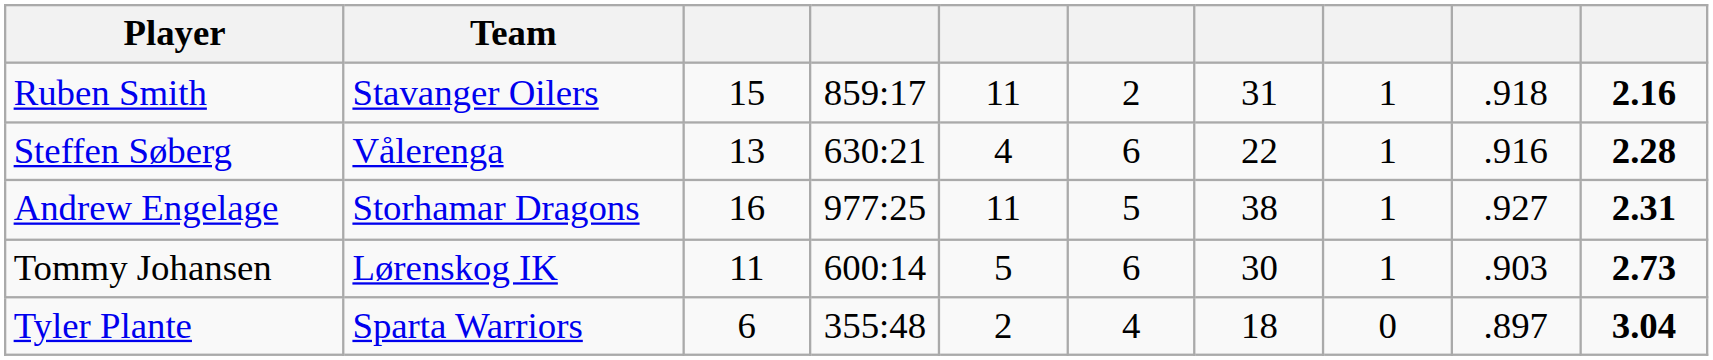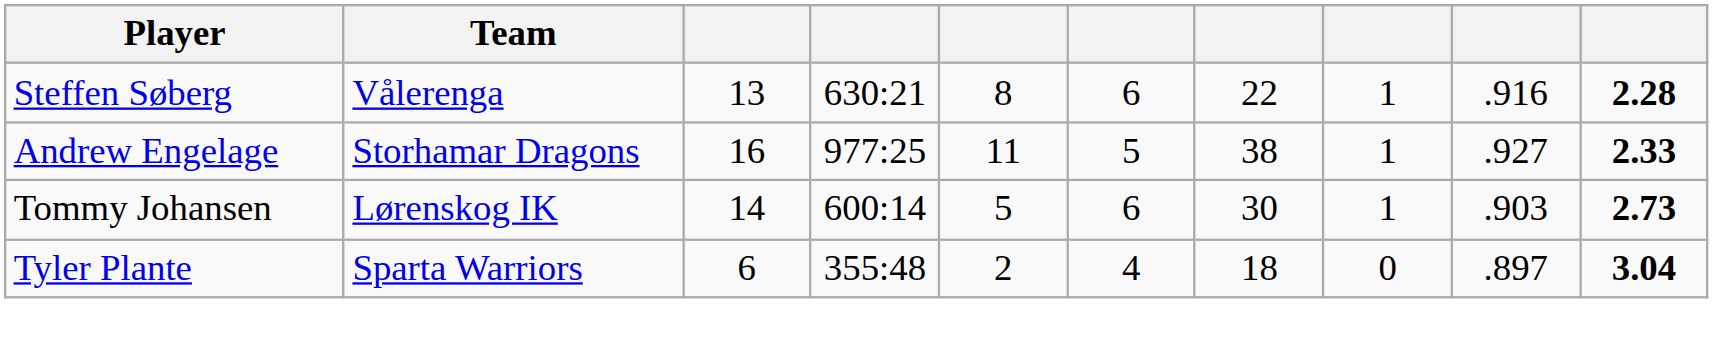- row: (110, 92)
(1003, 150) 4 -> (1003, 92) 8
(1644, 208) 2.31 -> (1644, 150) 2.33
(747, 267) 11 -> (747, 208) 14
